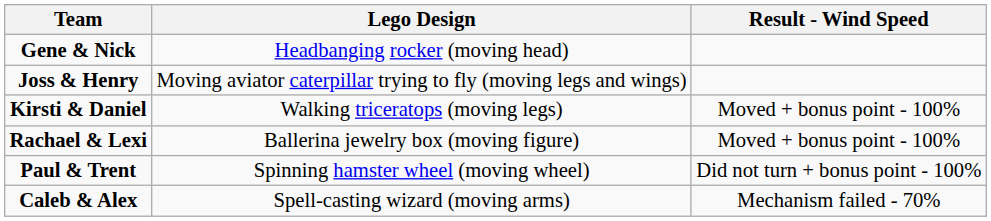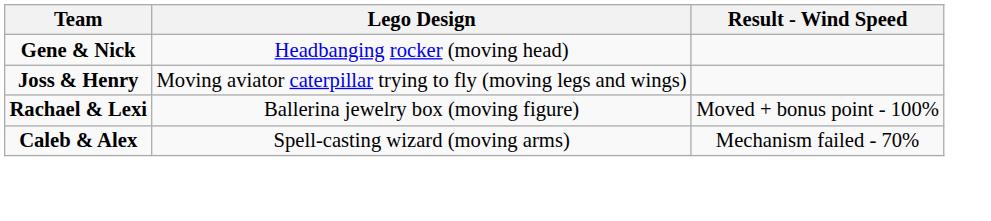- row: (78, 110)
- row: (78, 170)
